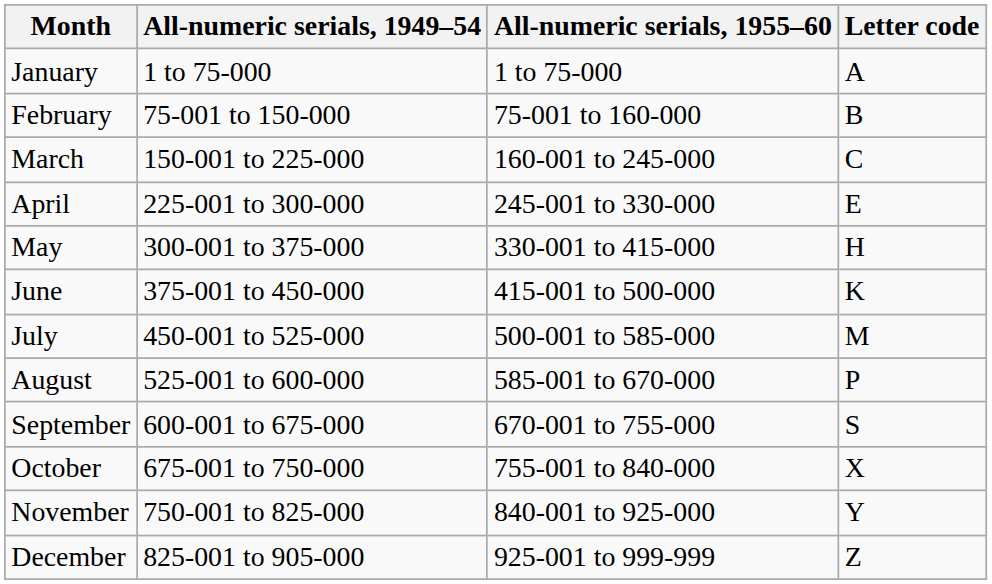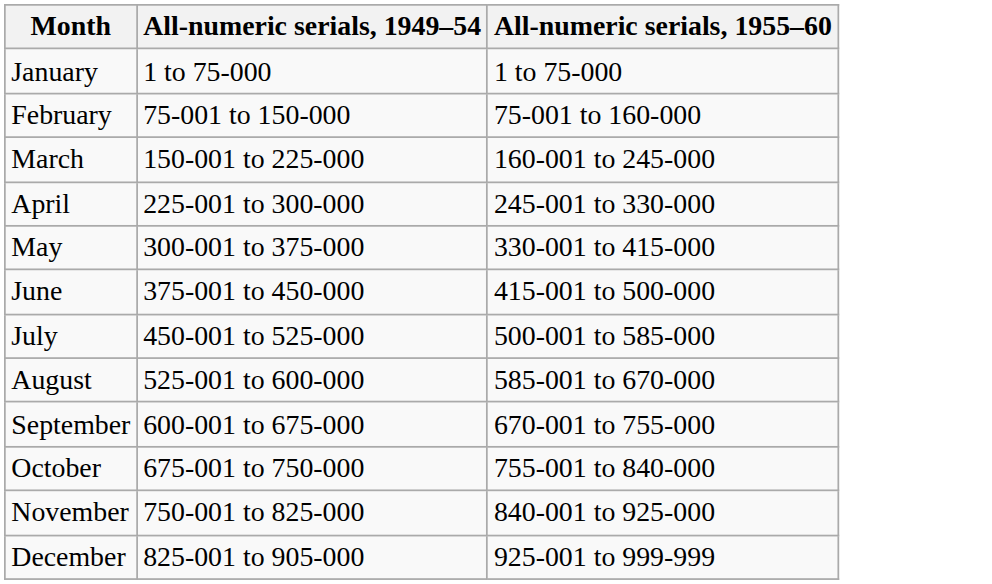- column: (912, 26)
